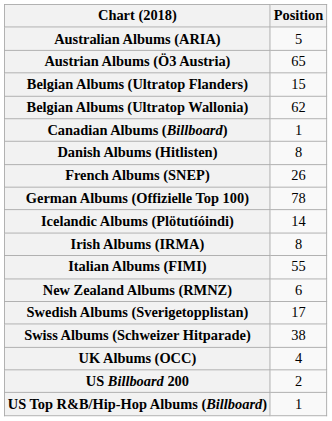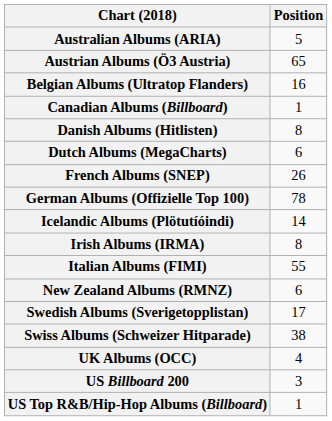(298, 84) 15 -> (298, 84) 16
- row: (137, 107)
+ row: (137, 152)
(298, 381) 2 -> (298, 381) 3
